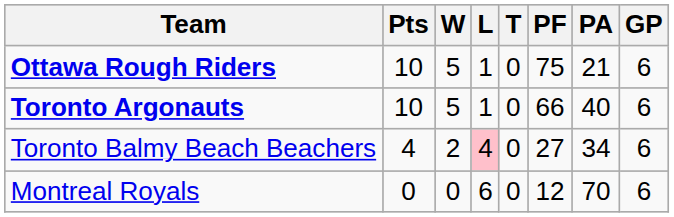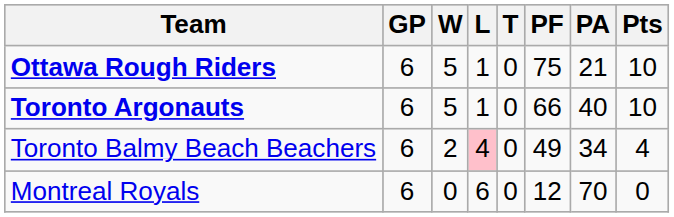columns swapped: (644, 25) <-> (408, 25)
(550, 149) 27 -> (547, 149) 49
